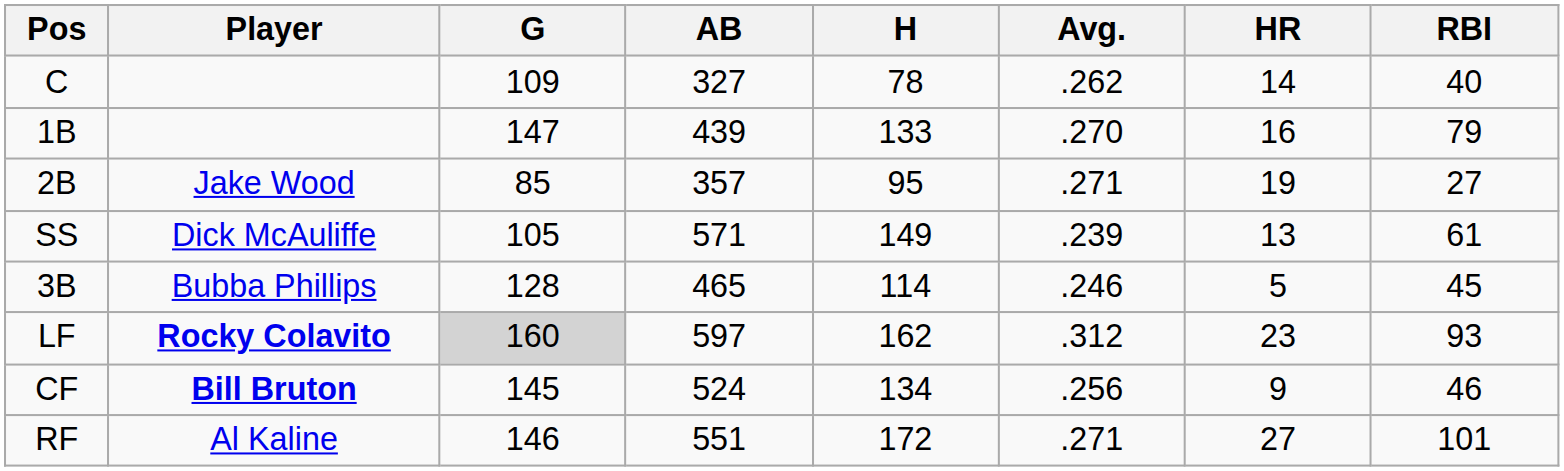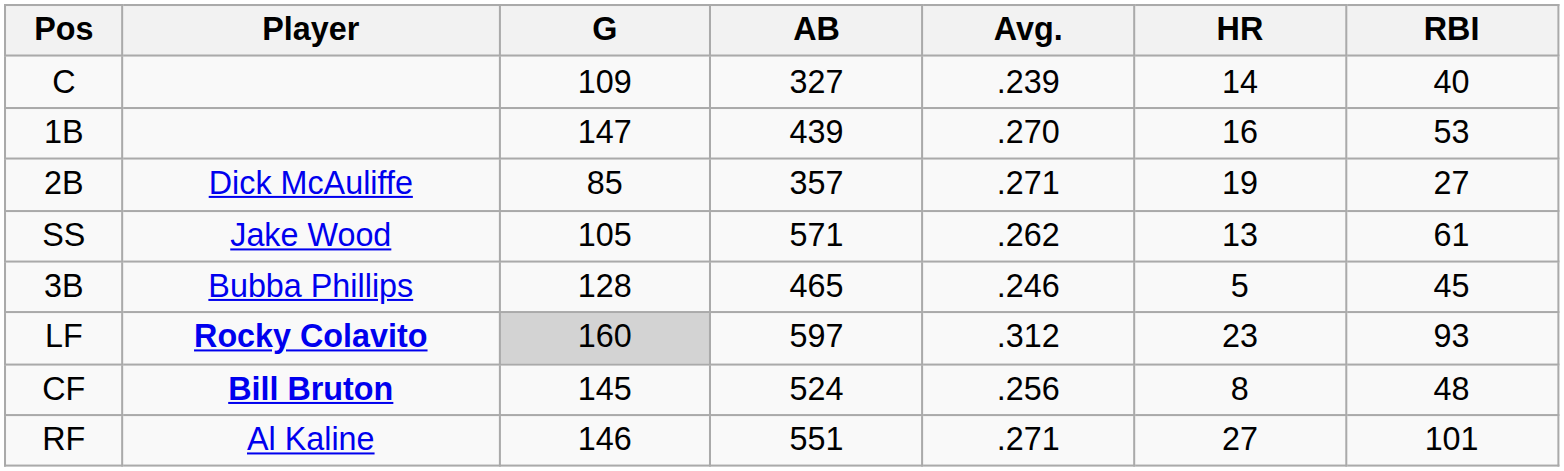- column: (905, 30)
(1092, 81) .262 -> (1028, 81) .239
(1464, 132) 79 -> (1452, 132) 53
(274, 183) Jake Wood -> (311, 183) Dick McAuliffe
(274, 235) Dick McAuliffe -> (311, 235) Jake Wood
(1092, 235) .239 -> (1028, 235) .262
(1278, 388) 9 -> (1240, 388) 8
(1464, 388) 46 -> (1452, 388) 48
